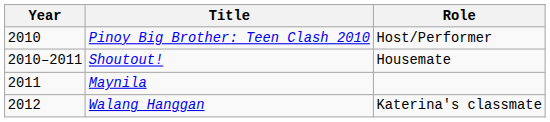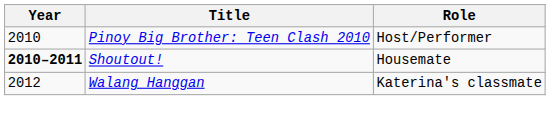(45, 61) normal -> (45, 61) bold
- row: (118, 83)
